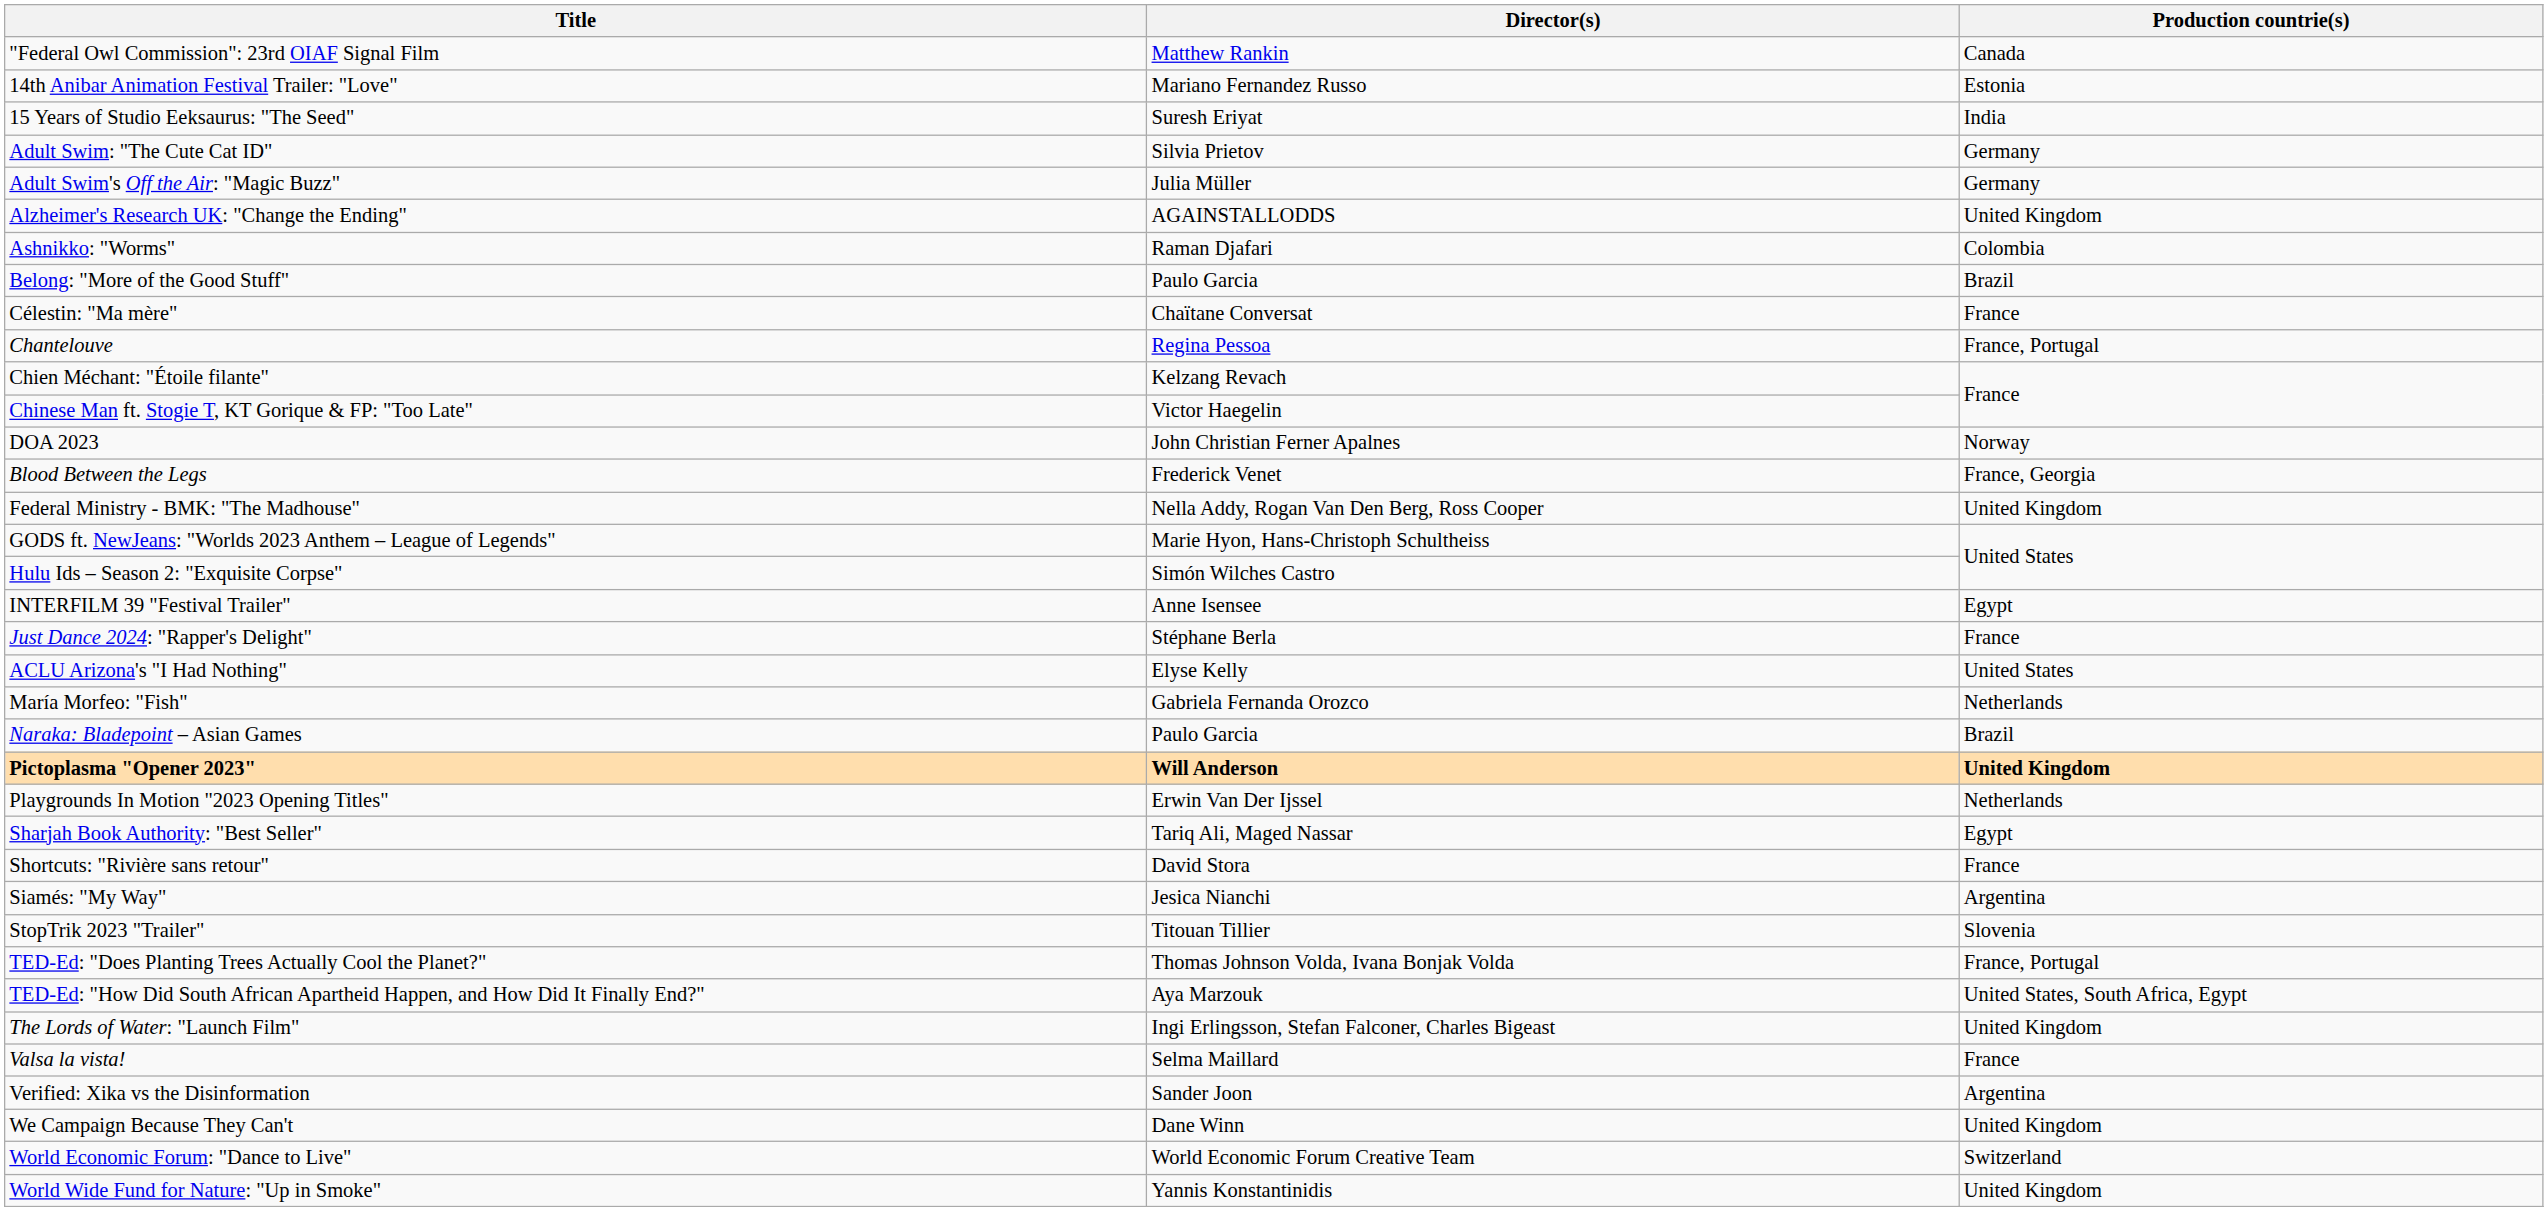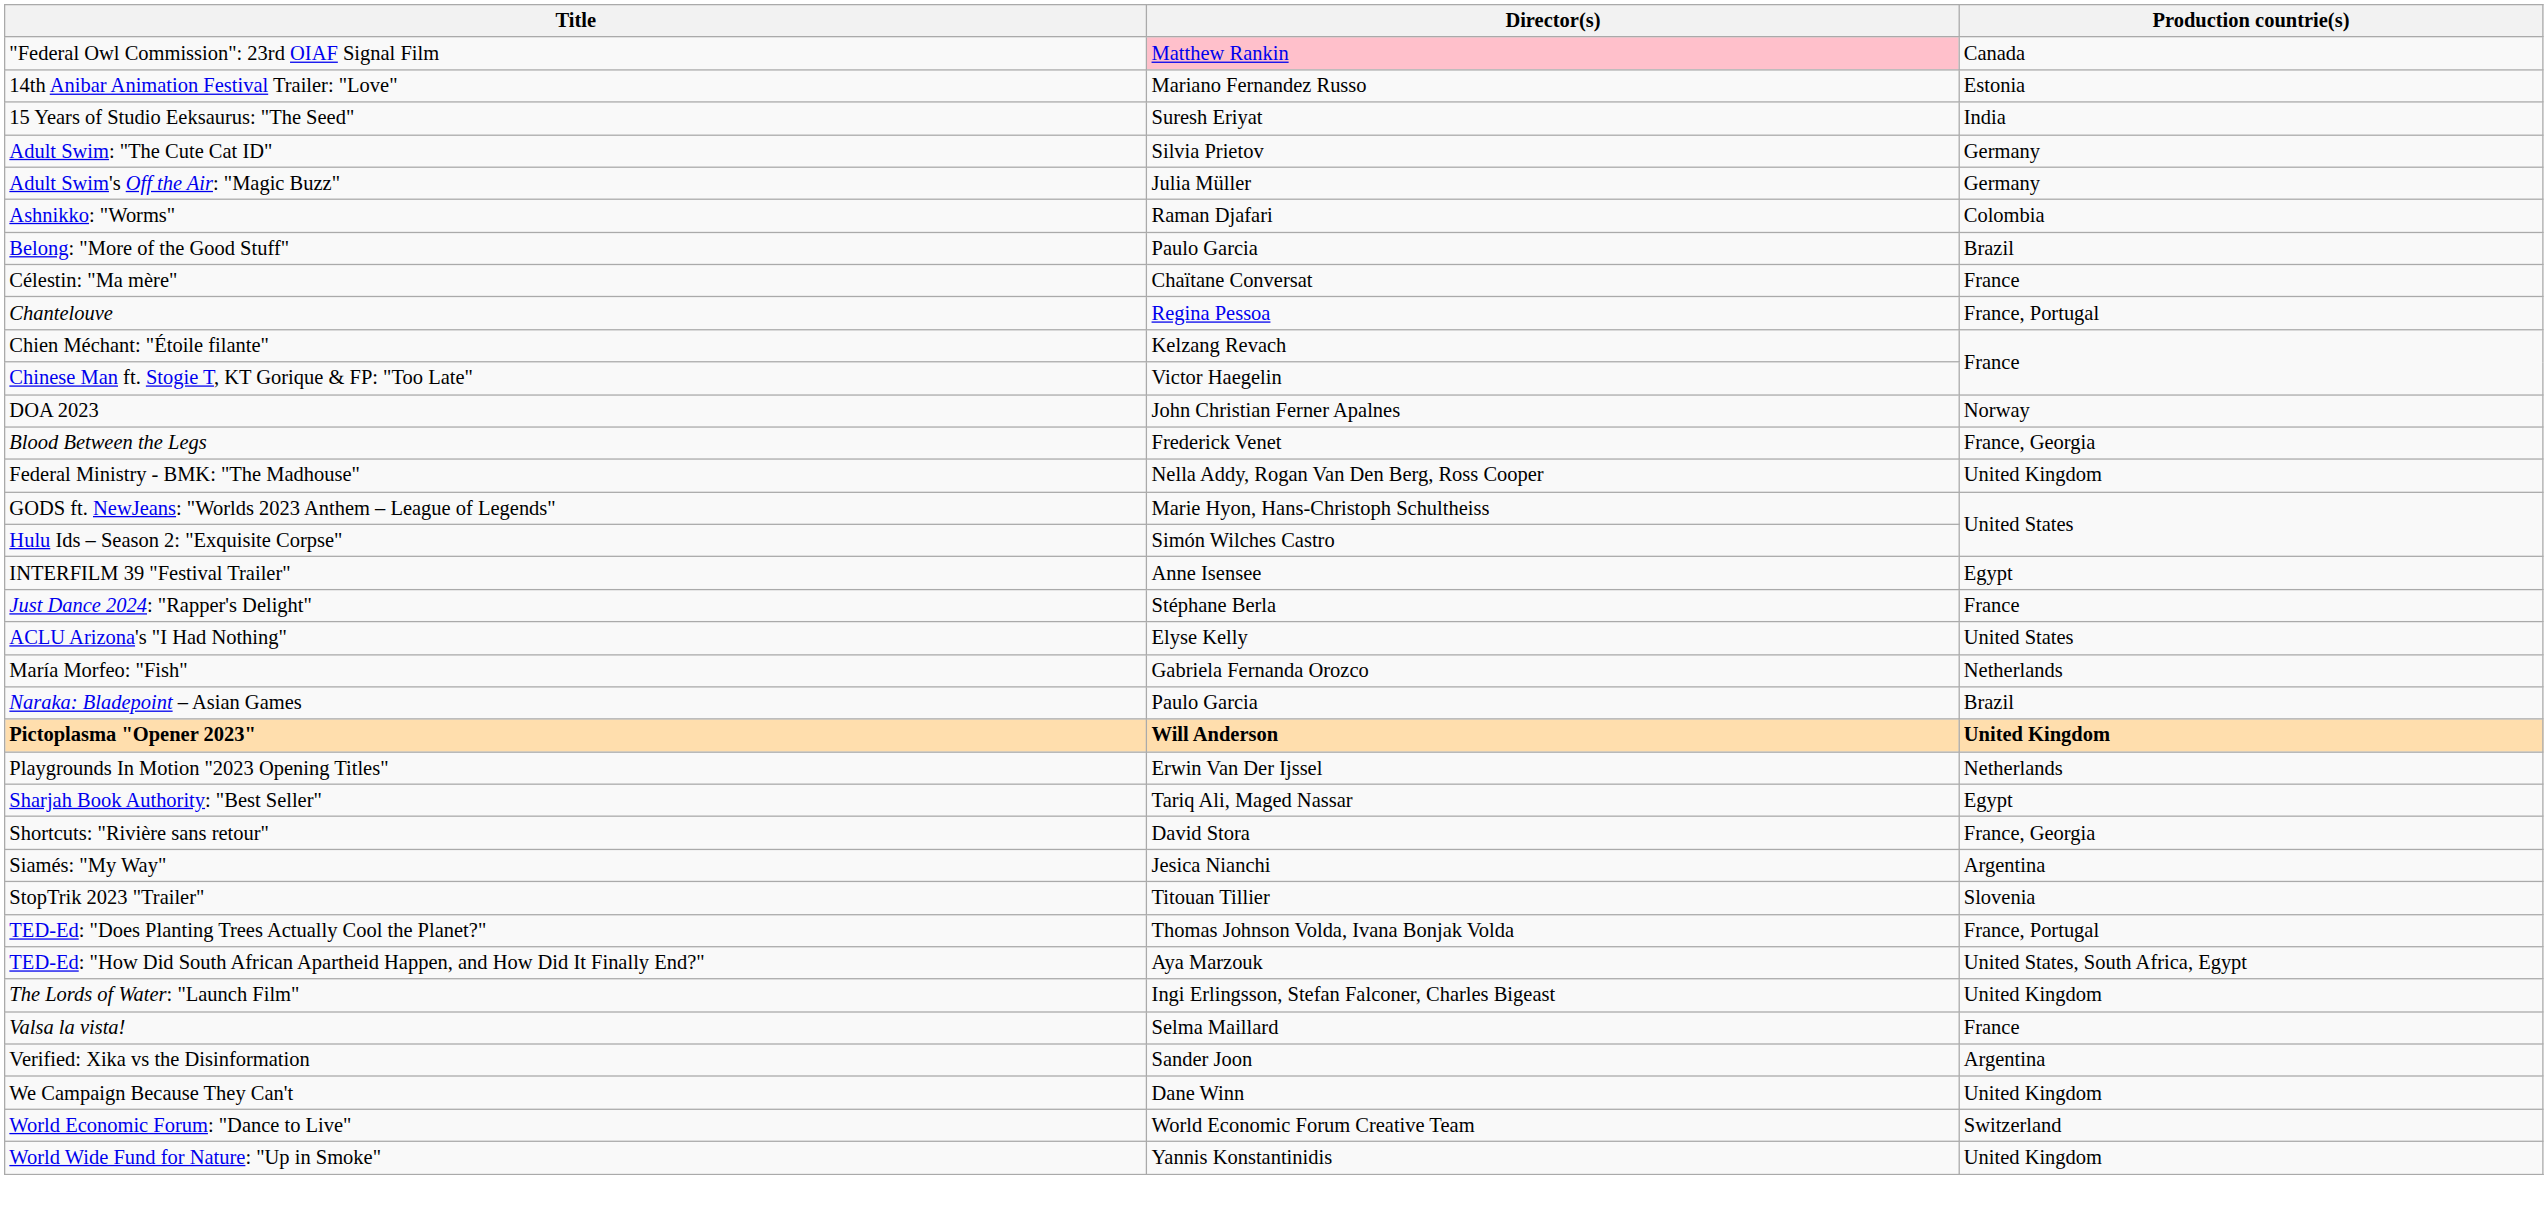(1220, 53) no background -> (1220, 53) pink background
- row: (208, 215)
(1992, 865) France -> (2030, 832) France, Georgia
